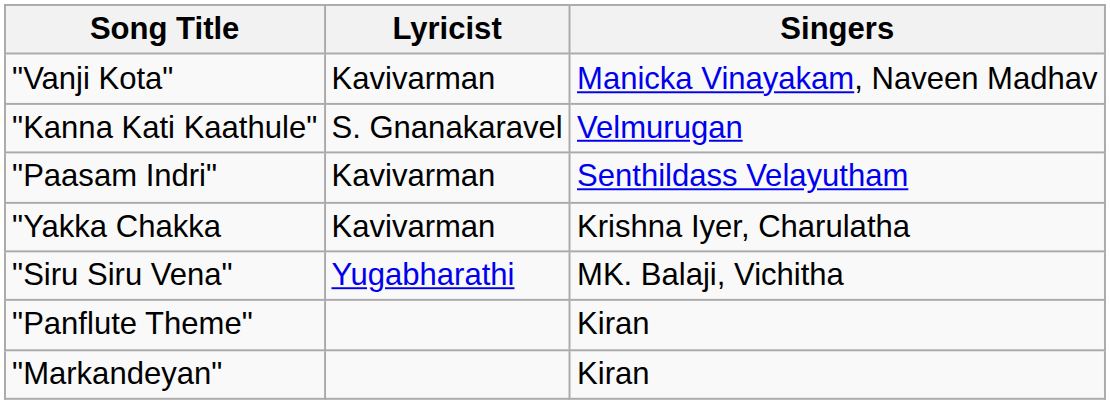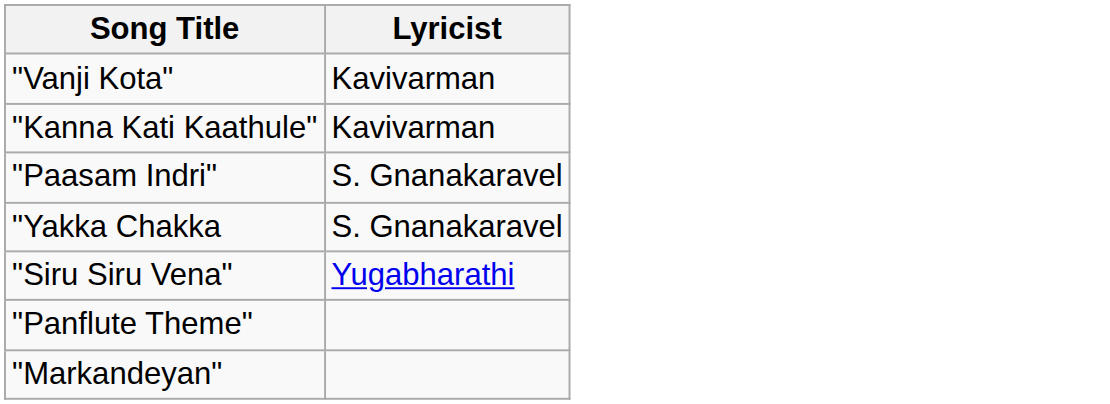- column: (837, 29)
(447, 127) S. Gnanakaravel -> (413, 127) Kavivarman
(413, 176) Kavivarman -> (447, 176) S. Gnanakaravel
(413, 226) Kavivarman -> (447, 226) S. Gnanakaravel
